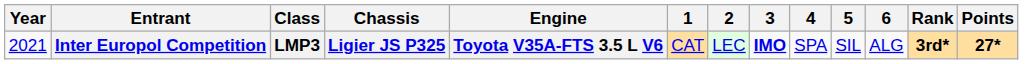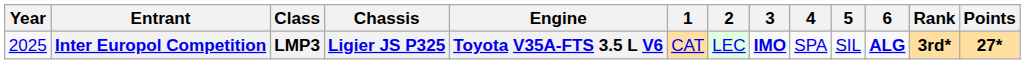(28, 45) 2021 -> (28, 45) 2025
(886, 45) normal -> (887, 45) bold
